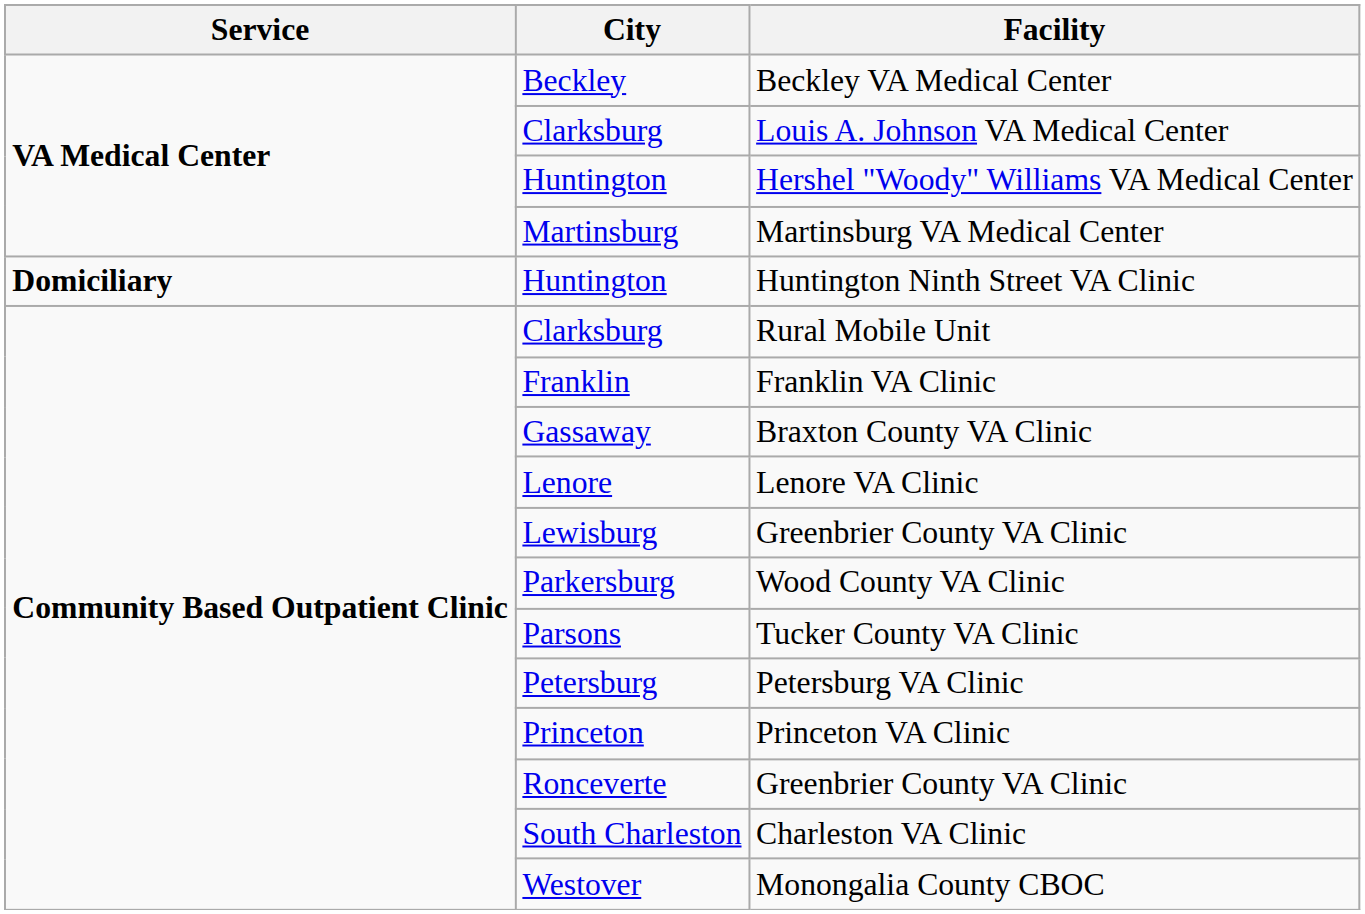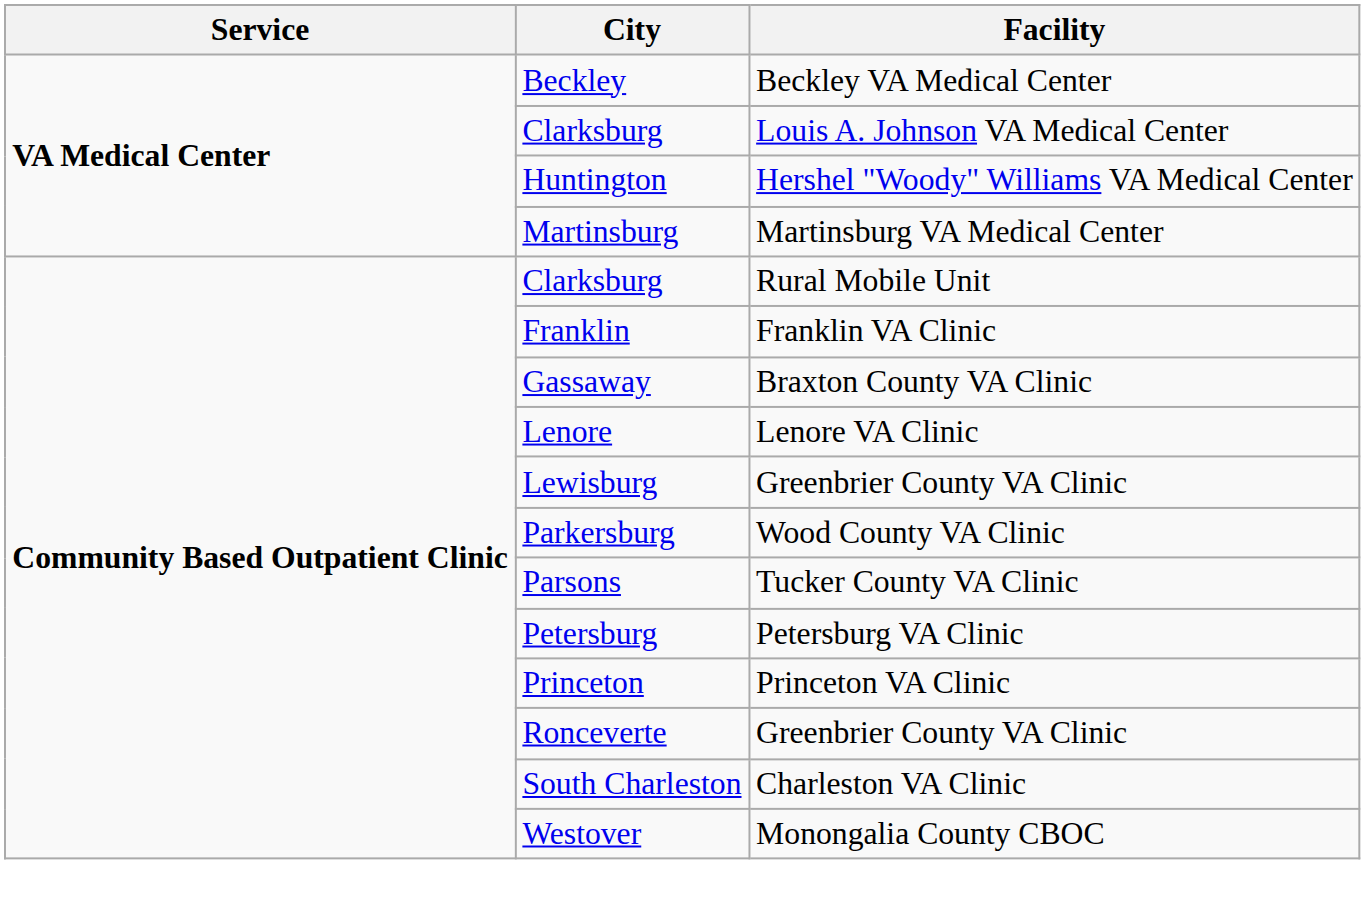- row: (595, 280)
